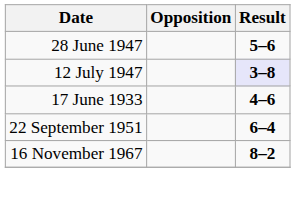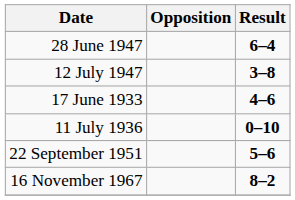(262, 45) 5–6 -> (262, 45) 6–4
(262, 72) lavender background -> (262, 72) no background
+ row: (99, 126)
(262, 126) 6–4 -> (262, 153) 5–6
